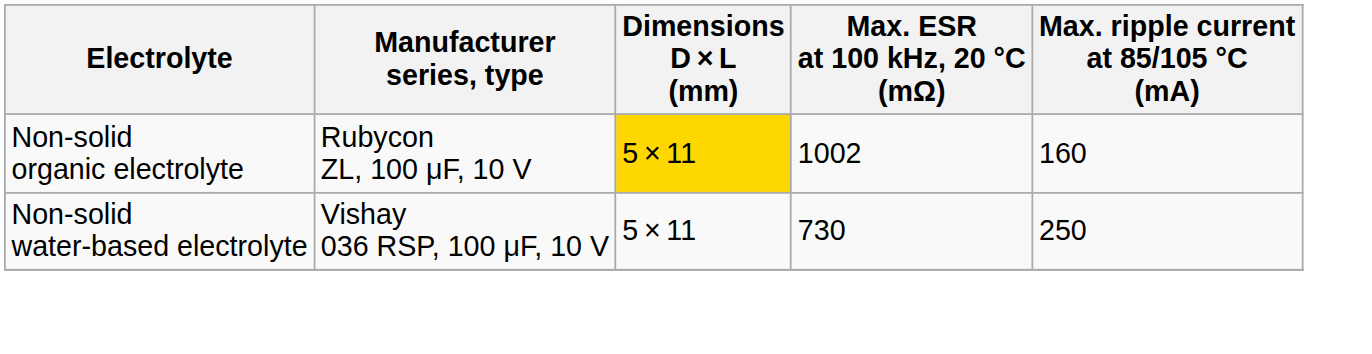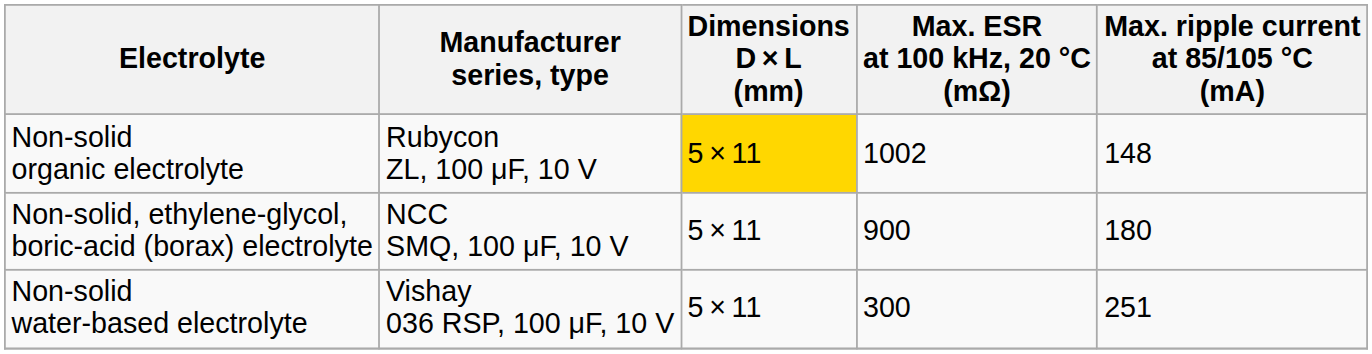(1063, 153) 160 -> (1128, 153) 148
+ row: (192, 230)
(822, 230) 730 -> (887, 308) 300
(1063, 230) 250 -> (1128, 308) 251
